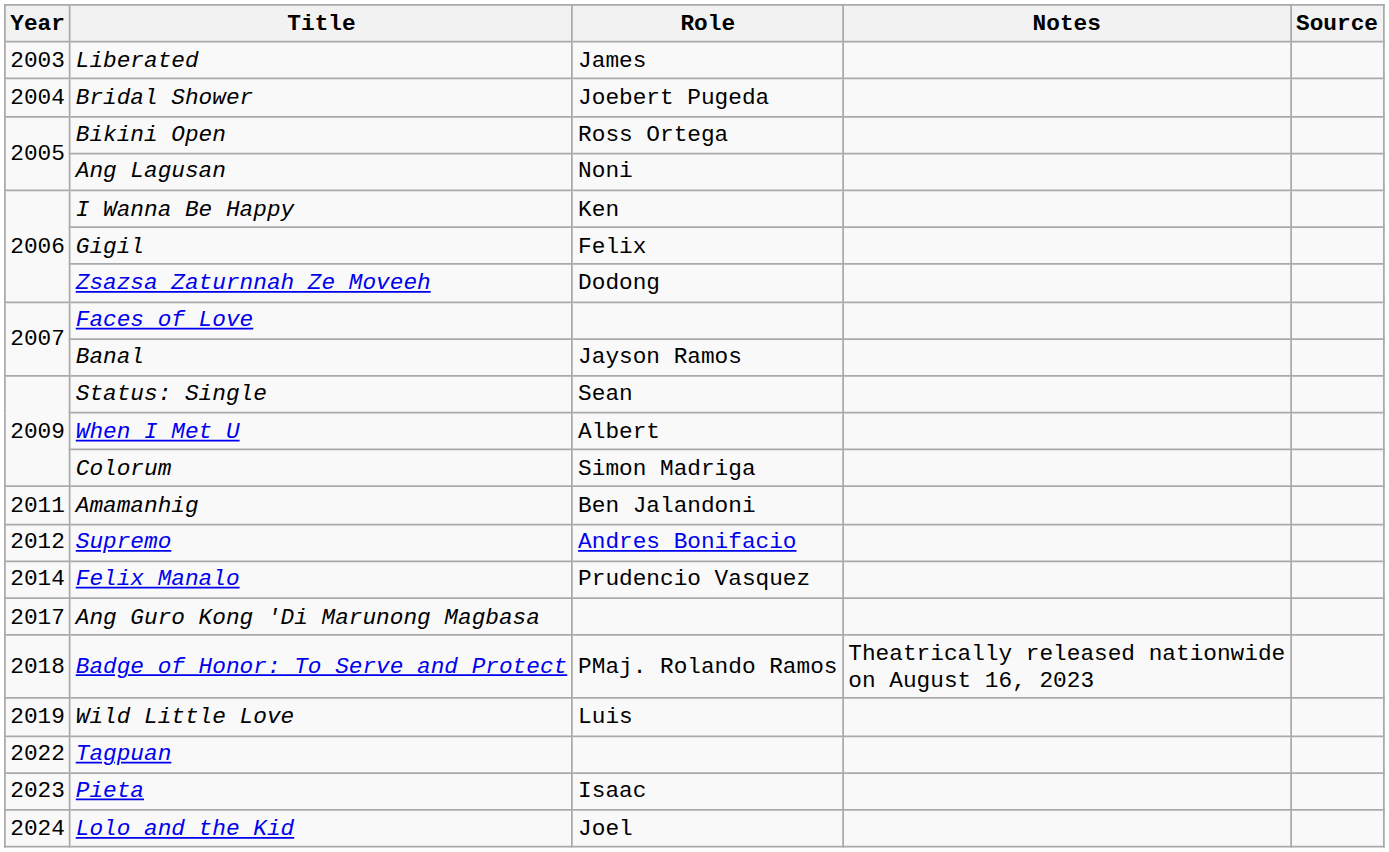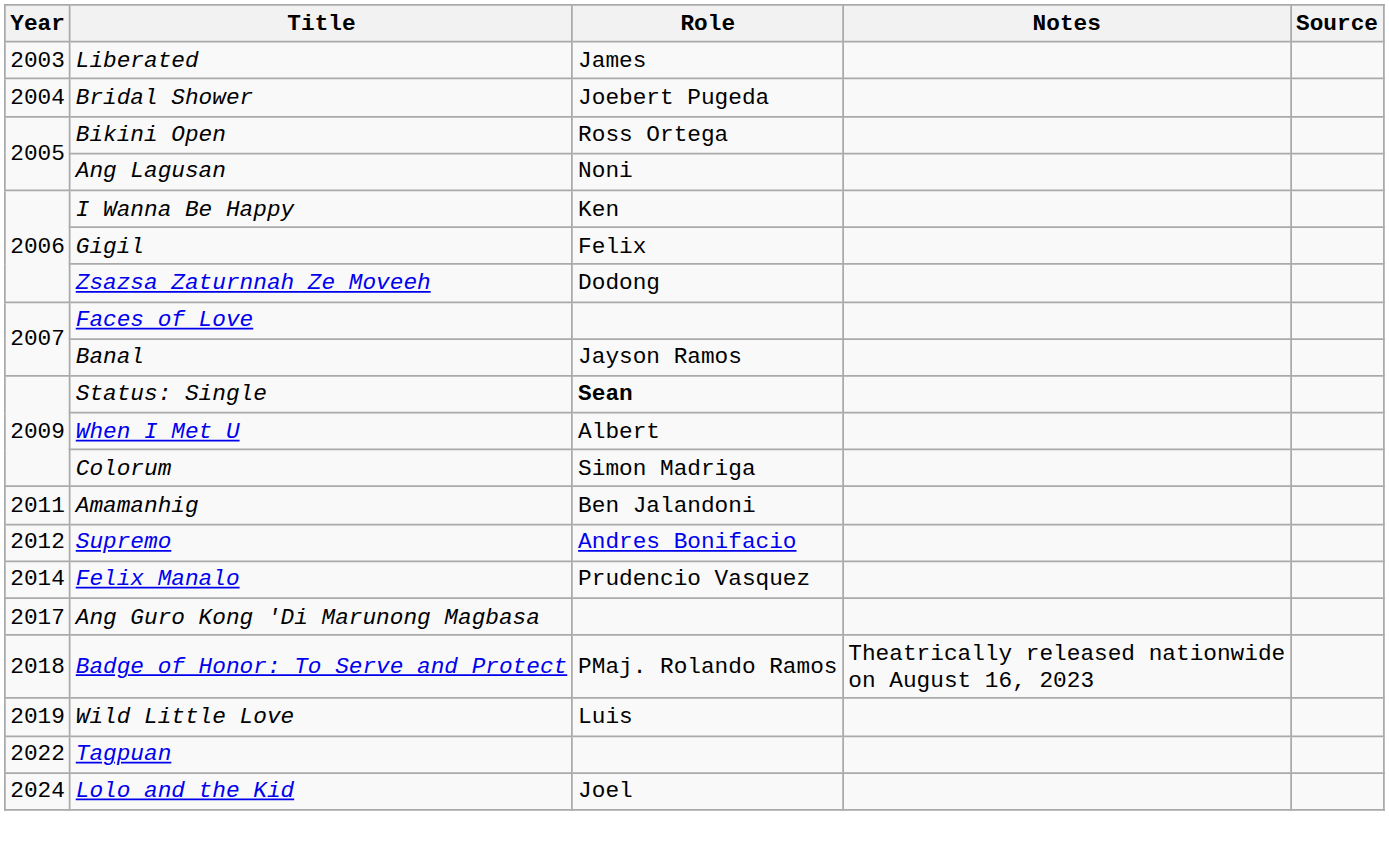(605, 394) normal -> (605, 394) bold
- row: (110, 791)
